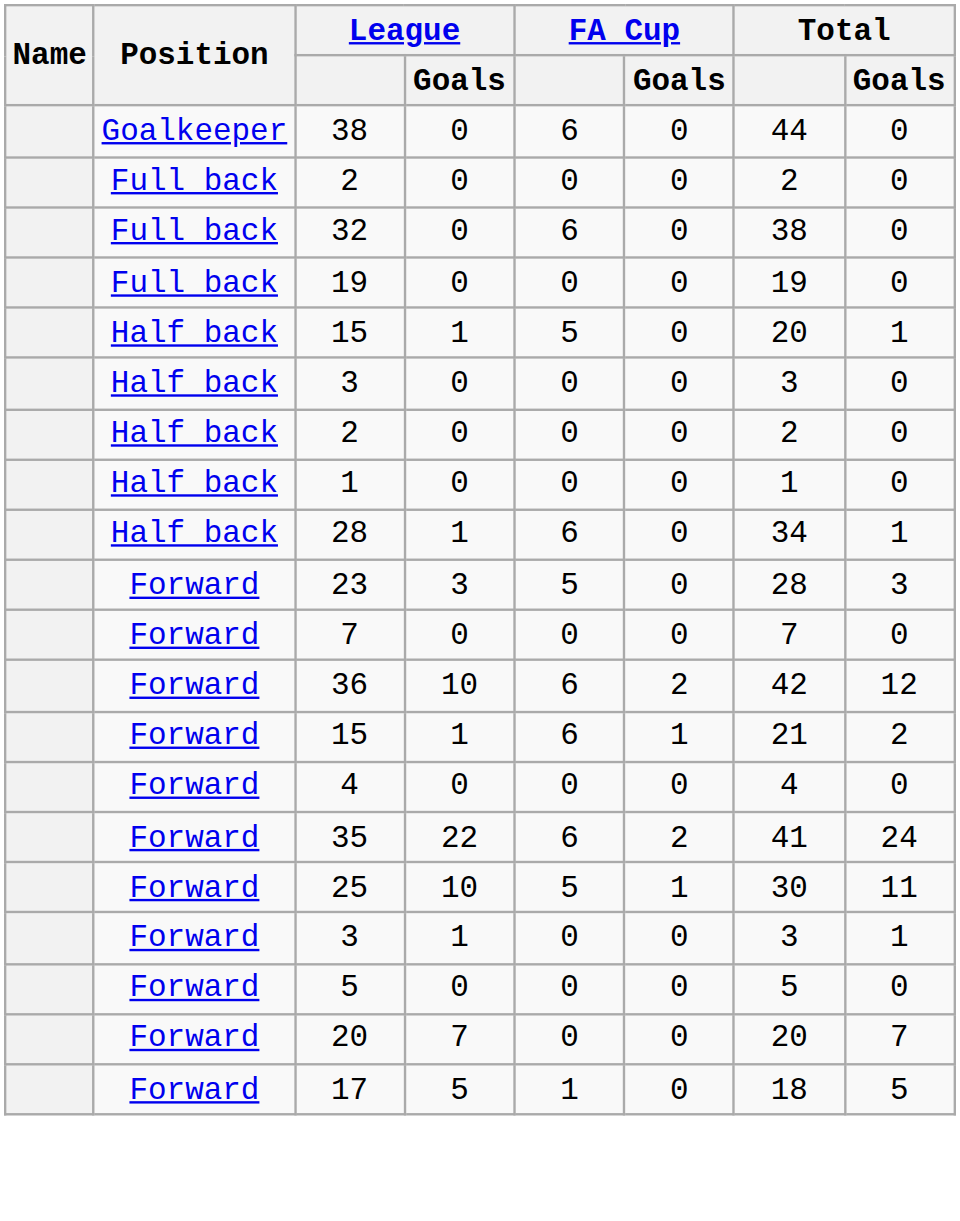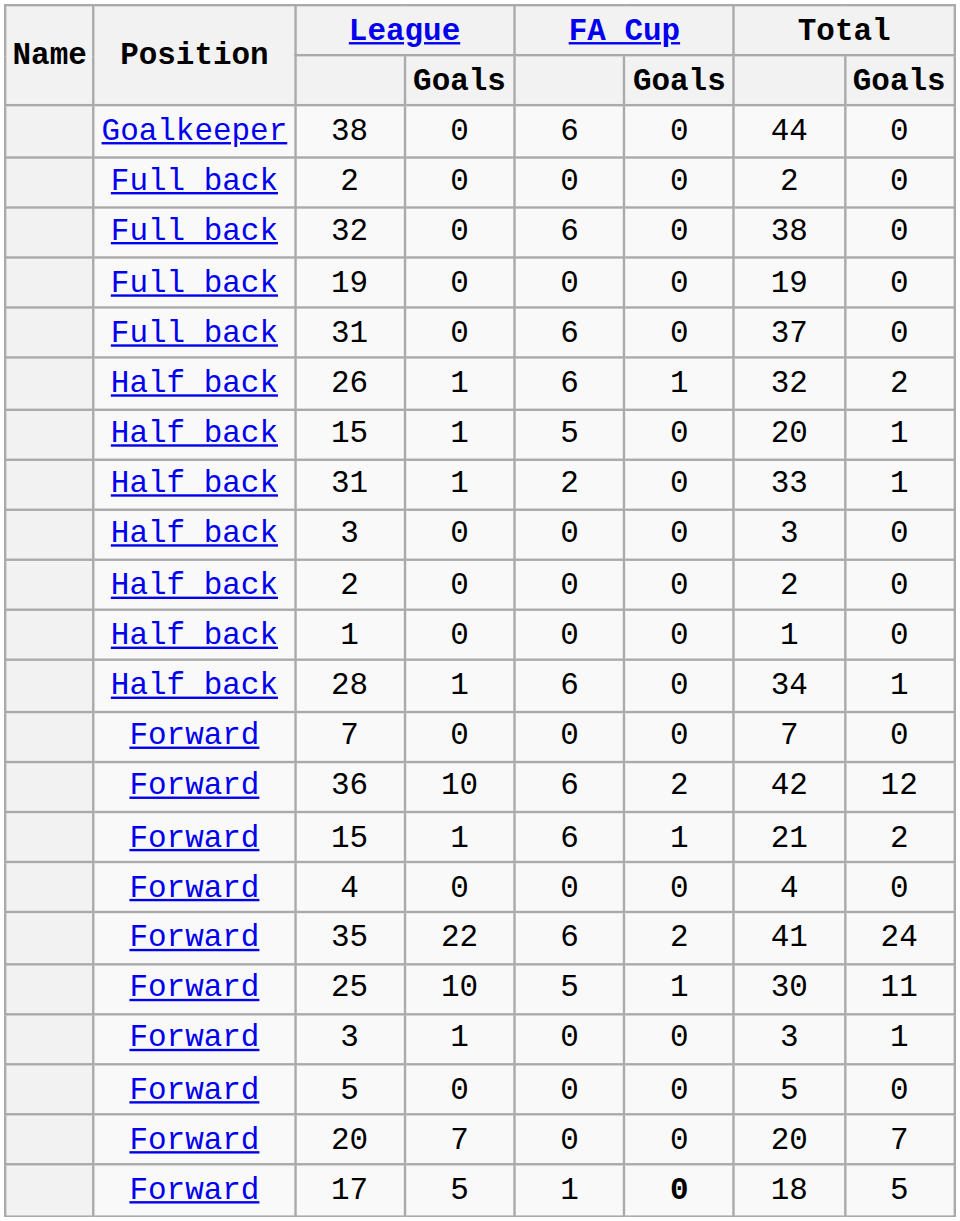+ row: (194, 333)
+ row: (194, 383)
+ row: (194, 484)
- row: (194, 585)
(679, 1089) normal -> (679, 1190) bold
